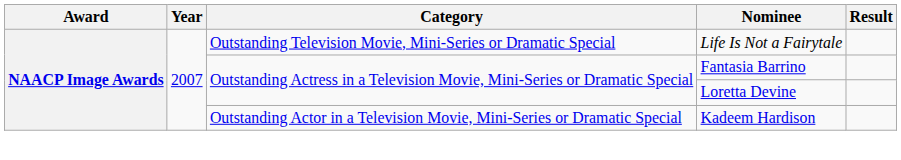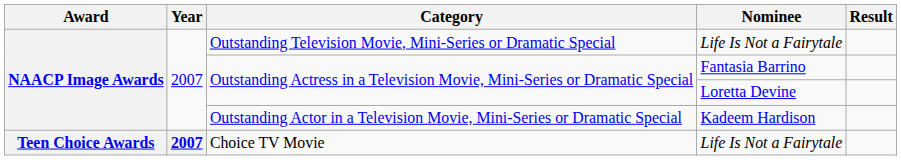+ row: (267, 142)
